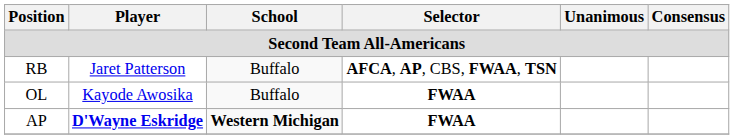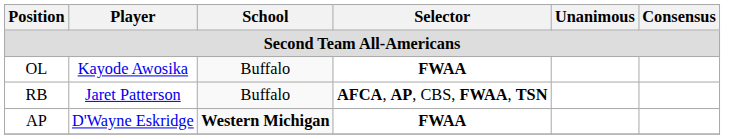rows swapped: (36, 69) <-> (36, 95)
(138, 120) bold -> (133, 120) normal
